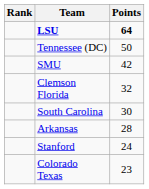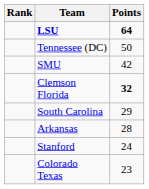(126, 88) normal -> (126, 88) bold
(126, 111) 30 -> (126, 111) 29
